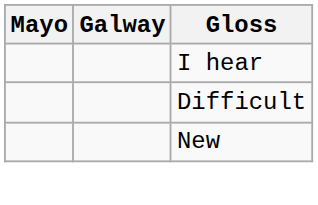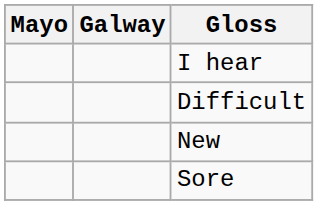+ row: (206, 180)
